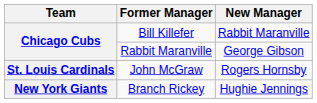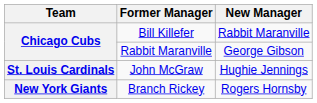(264, 70) Rogers Hornsby -> (264, 70) Hughie Jennings
(264, 88) Hughie Jennings -> (264, 88) Rogers Hornsby
